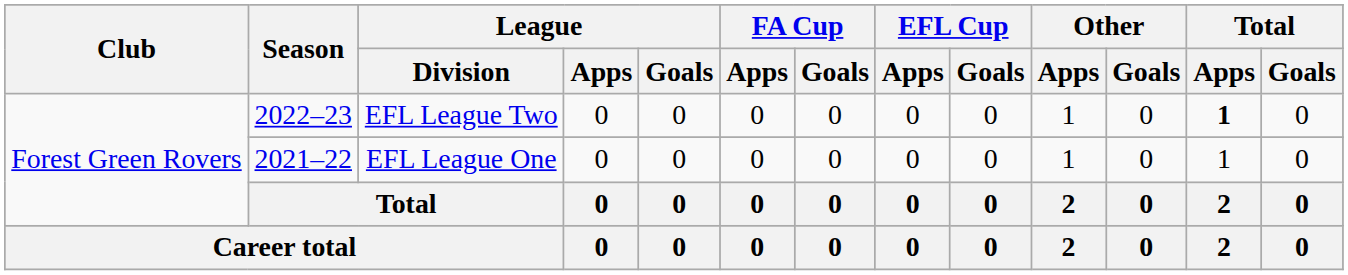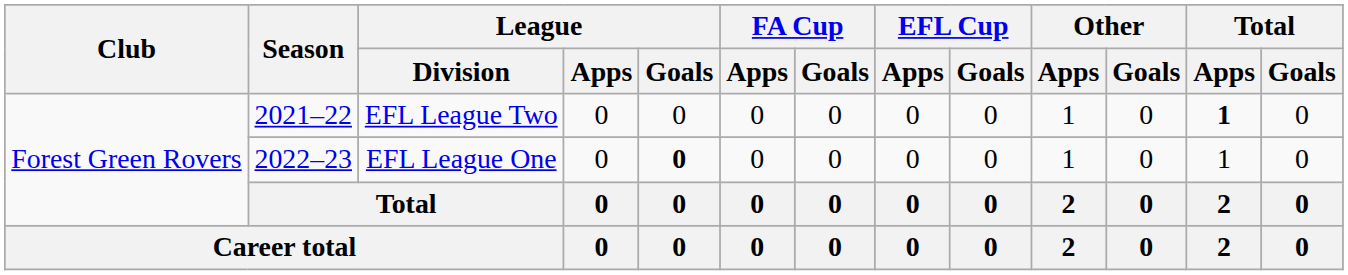(303, 114) 2022–23 -> (303, 114) 2021–22
(303, 159) 2021–22 -> (303, 159) 2022–23
(679, 159) normal -> (679, 159) bold
